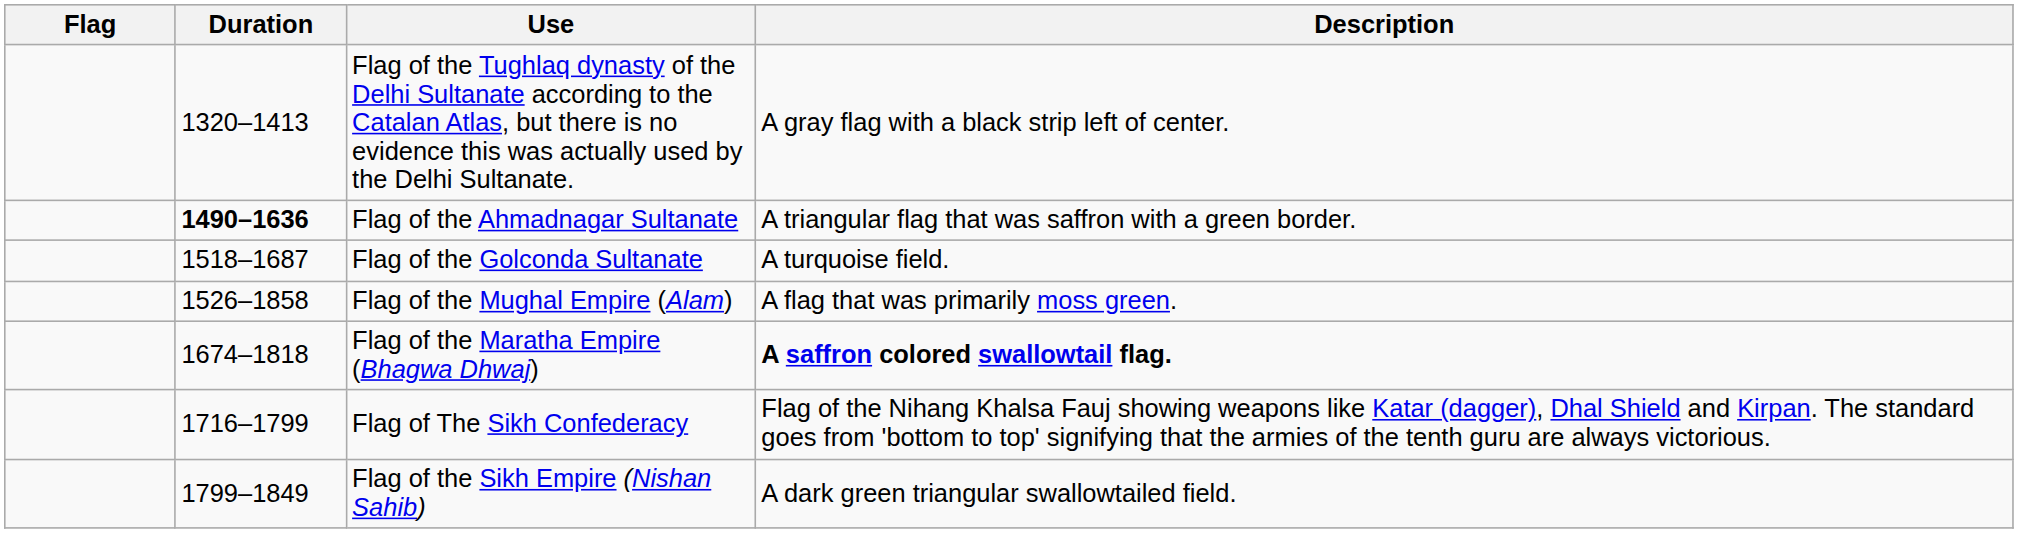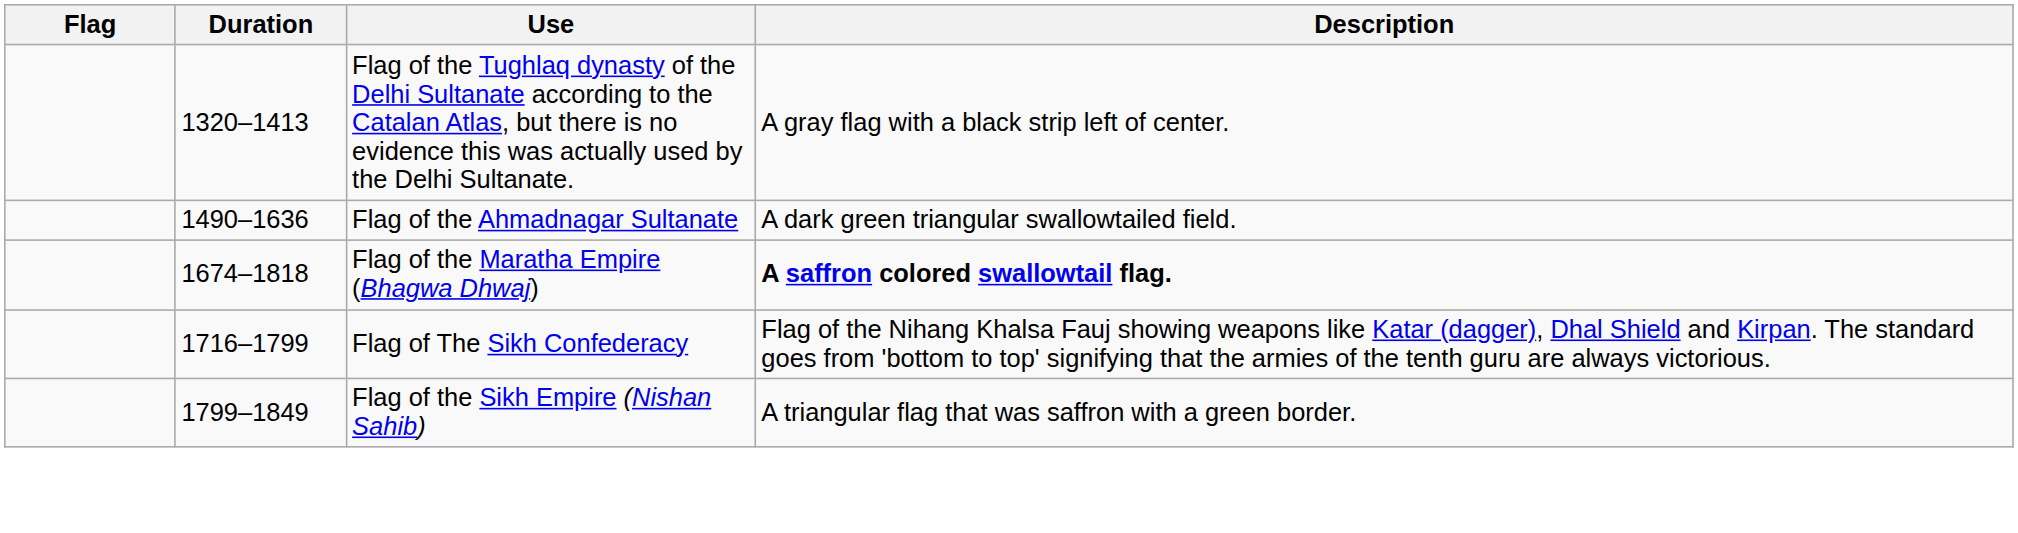(245, 219) bold -> (245, 219) normal
(1059, 219) A triangular flag that was saffron with a green border. -> (999, 219) A dark green triangular swallowtailed field.
- row: (527, 260)
- row: (542, 300)
(999, 493) A dark green triangular swallowtailed field. -> (1059, 412) A triangular flag that was saffron with a green border.
